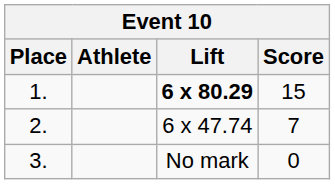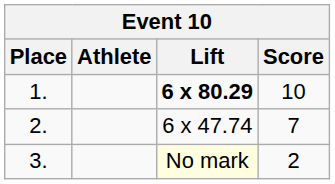(294, 91) 15 -> (294, 91) 10
(207, 160) no background -> (207, 160) lightyellow background
(294, 160) 0 -> (294, 160) 2
